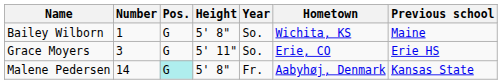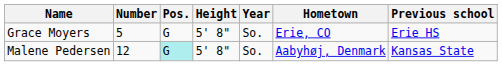- row: (55, 32)
(119, 51) 3 -> (119, 32) 5
(216, 51) 5' 11" -> (213, 32) 5' 8"
(123, 70) 14 -> (123, 51) 12
(253, 70) Fr. -> (253, 51) So.
